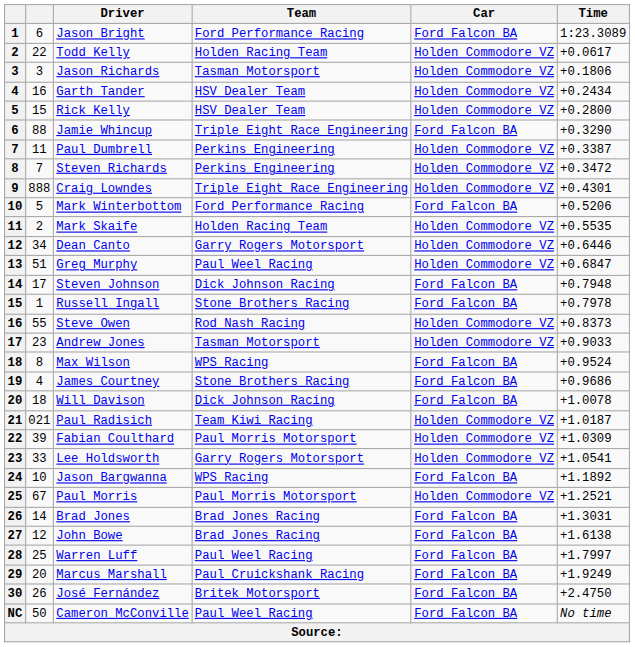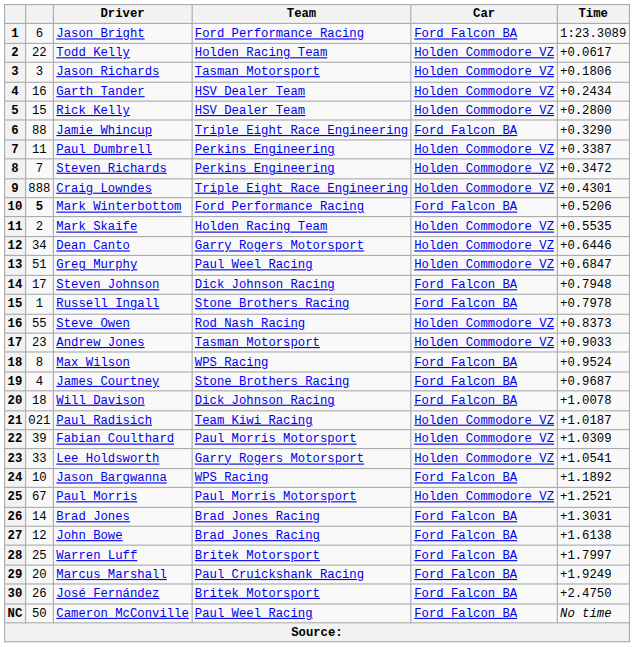(39, 207) normal -> (39, 207) bold
(586, 381) +0.9686 -> (586, 381) +0.9687
(254, 555) Paul Weel Racing -> (257, 555) Britek Motorsport
